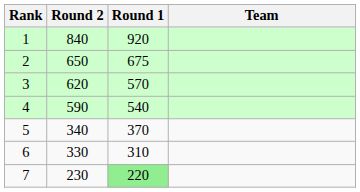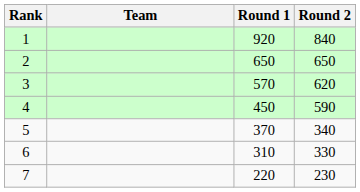columns swapped: (262, 15) <-> (77, 15)
(138, 61) 675 -> (264, 61) 650
(138, 107) 540 -> (264, 107) 450
(138, 175) lightgreen background -> (264, 175) no background
